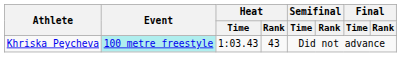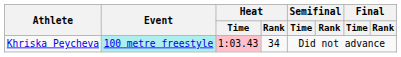(238, 43) no background -> (238, 43) pink background
(274, 43) 43 -> (274, 43) 34
